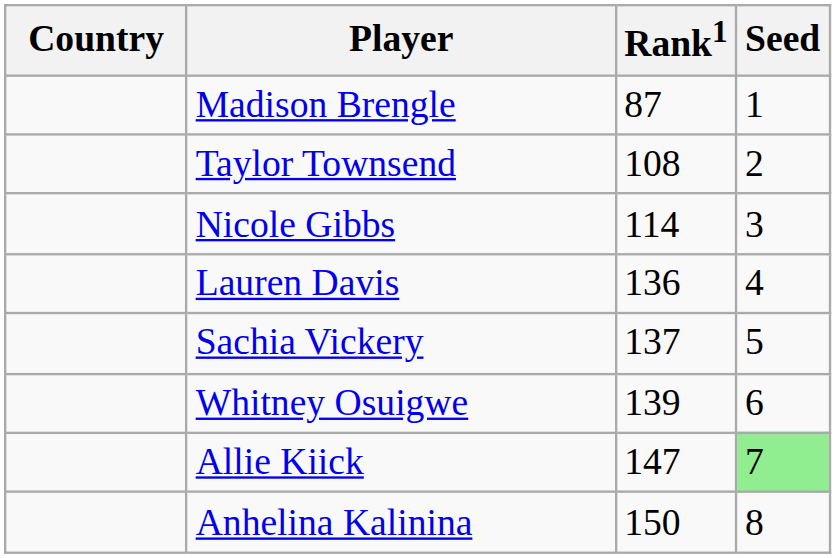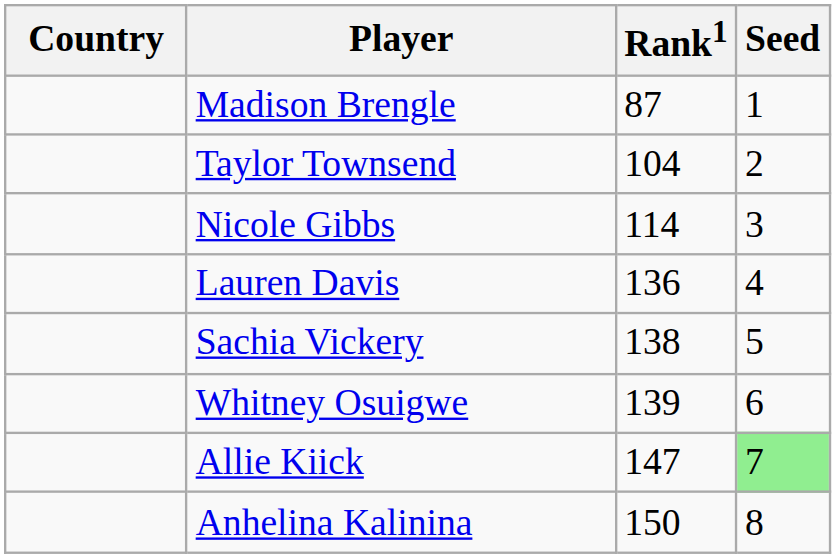(652, 163) 108 -> (652, 163) 104
(652, 342) 137 -> (652, 342) 138
